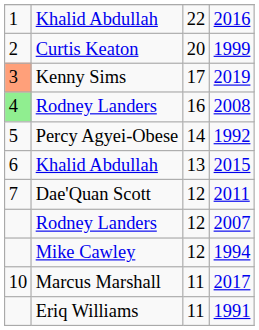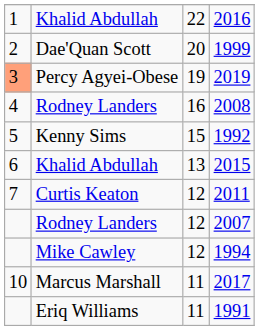(87, 48) Curtis Keaton -> (93, 48) Dae'Quan Scott
(81, 77) Kenny Sims -> (107, 77) Percy Agyei-Obese
(196, 77) 17 -> (196, 77) 19
(13, 106) lightgreen background -> (13, 106) no background
(107, 135) Percy Agyei-Obese -> (81, 135) Kenny Sims
(196, 135) 14 -> (196, 135) 15
(93, 194) Dae'Quan Scott -> (87, 194) Curtis Keaton
